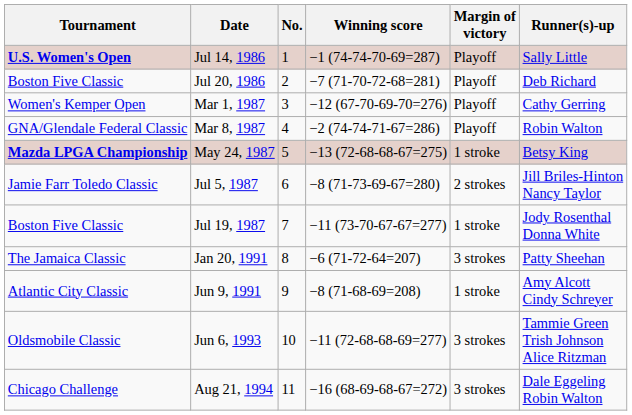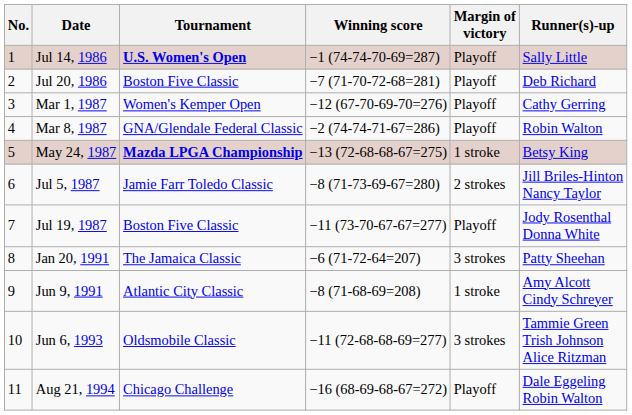columns swapped: (292, 25) <-> (98, 25)
(477, 226) 1 stroke -> (475, 226) Playoff
(480, 389) 3 strokes -> (475, 389) Playoff
